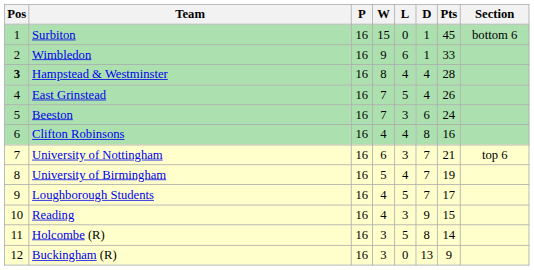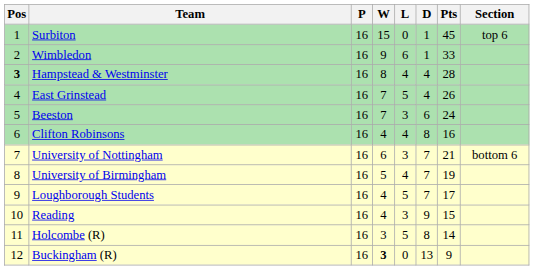(495, 34) bottom 6 -> (495, 34) top 6
(495, 154) top 6 -> (495, 154) bottom 6
(383, 255) normal -> (383, 255) bold
